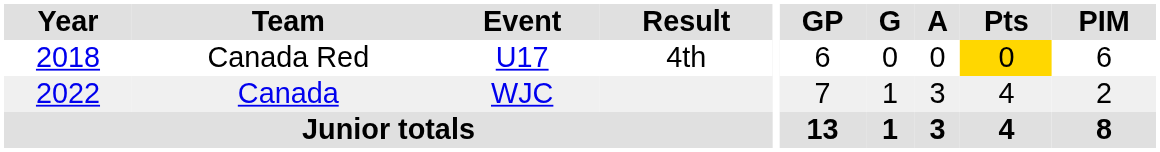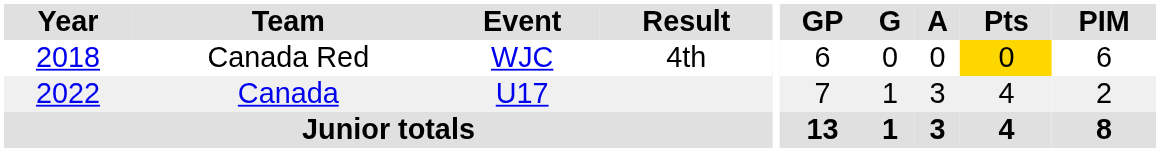(522, 57) U17 -> (522, 57) WJC
(522, 93) WJC -> (522, 93) U17
